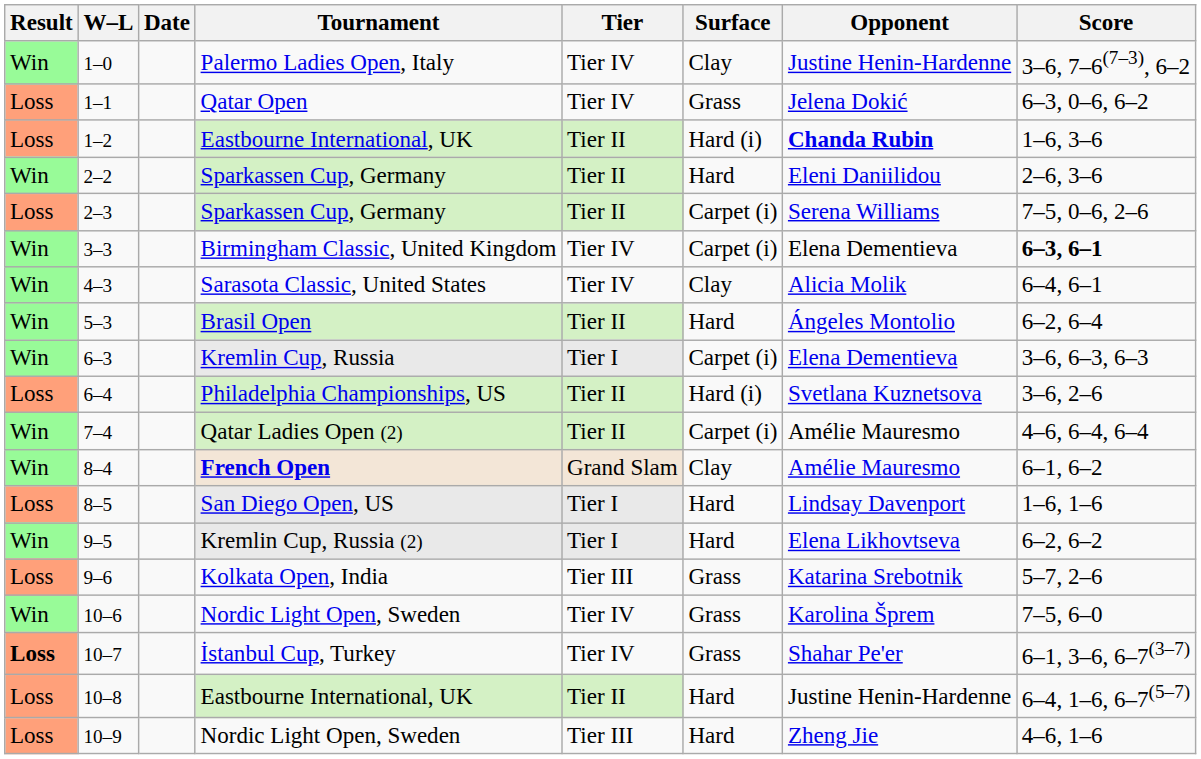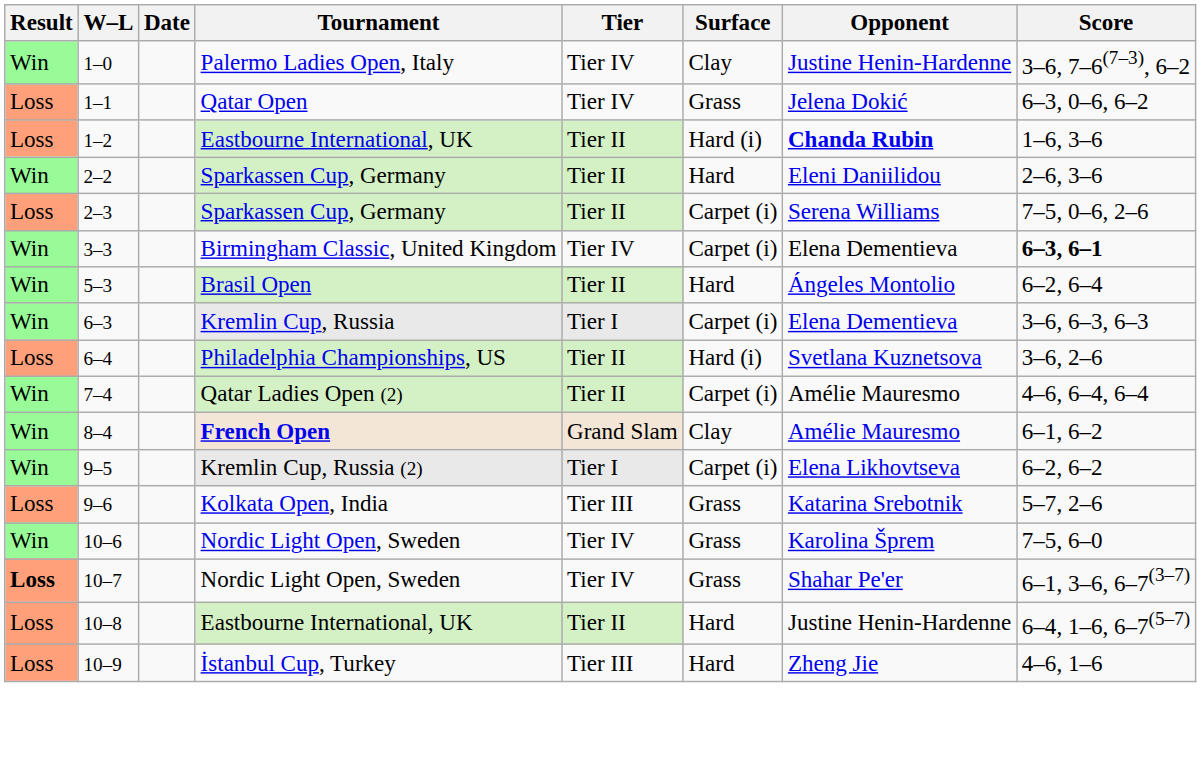- row: (98, 286)
- row: (98, 505)
(711, 540) Hard -> (733, 467) Carpet (i)
(298, 653) İstanbul Cup, Turkey -> (330, 580) Nordic Light Open, Sweden
(330, 735) Nordic Light Open, Sweden -> (298, 662) İstanbul Cup, Turkey
